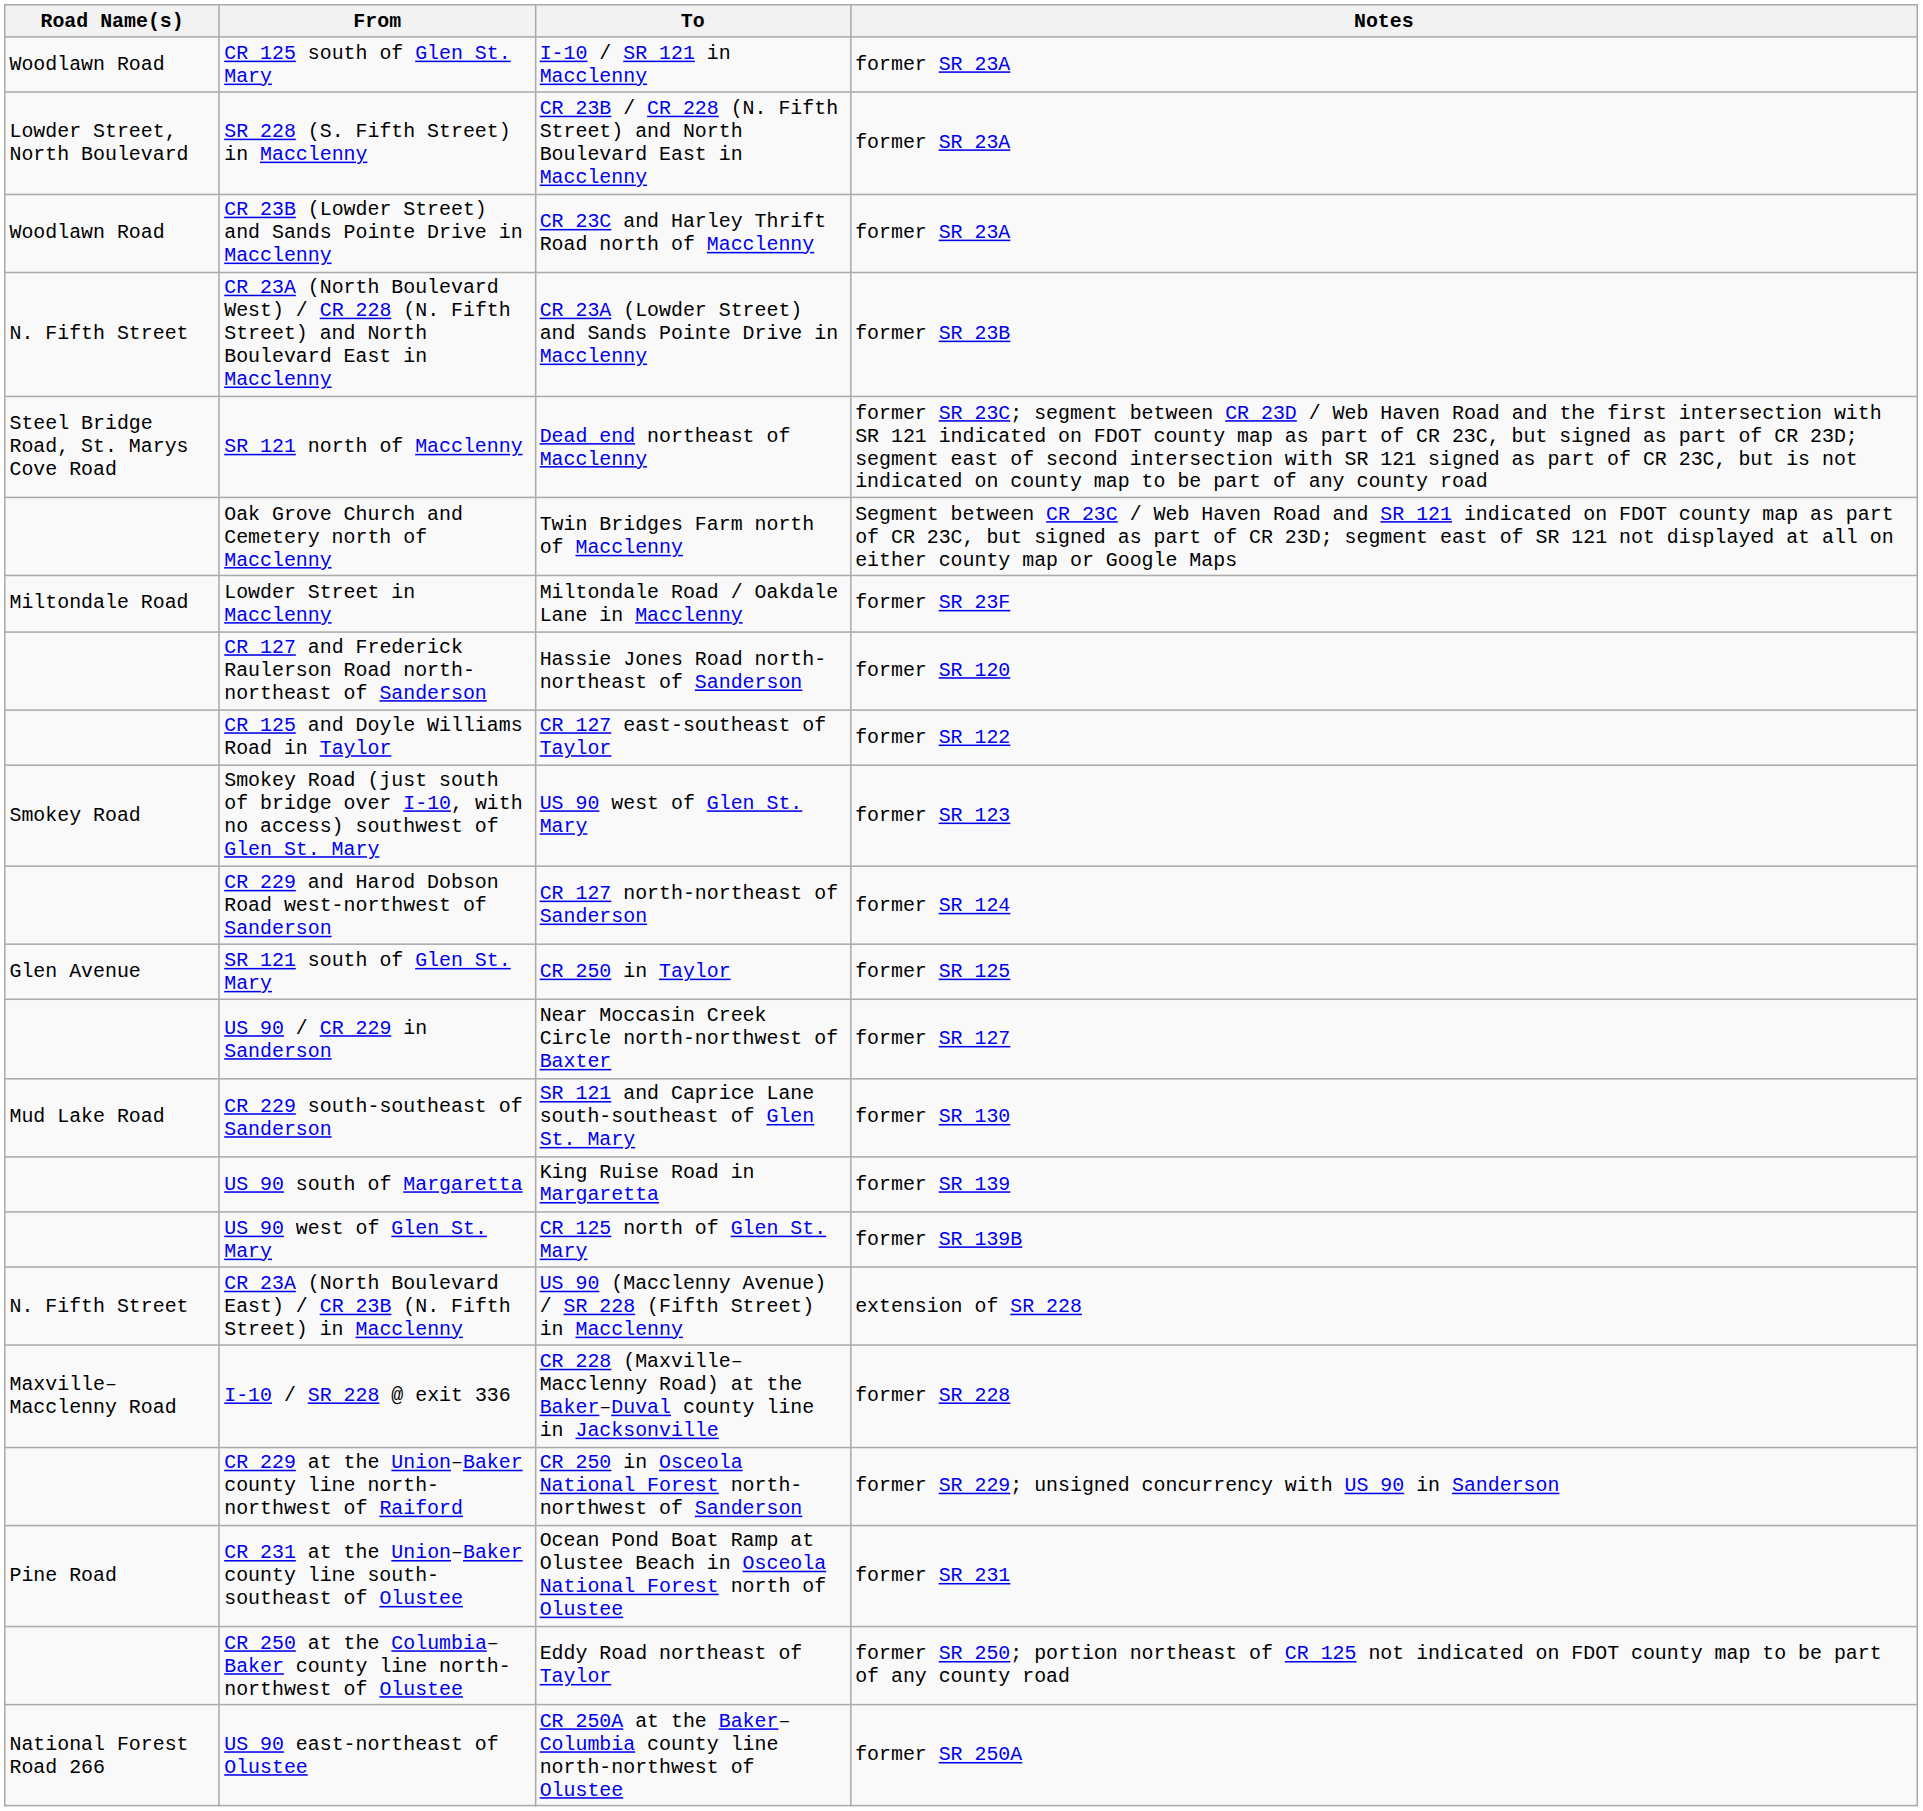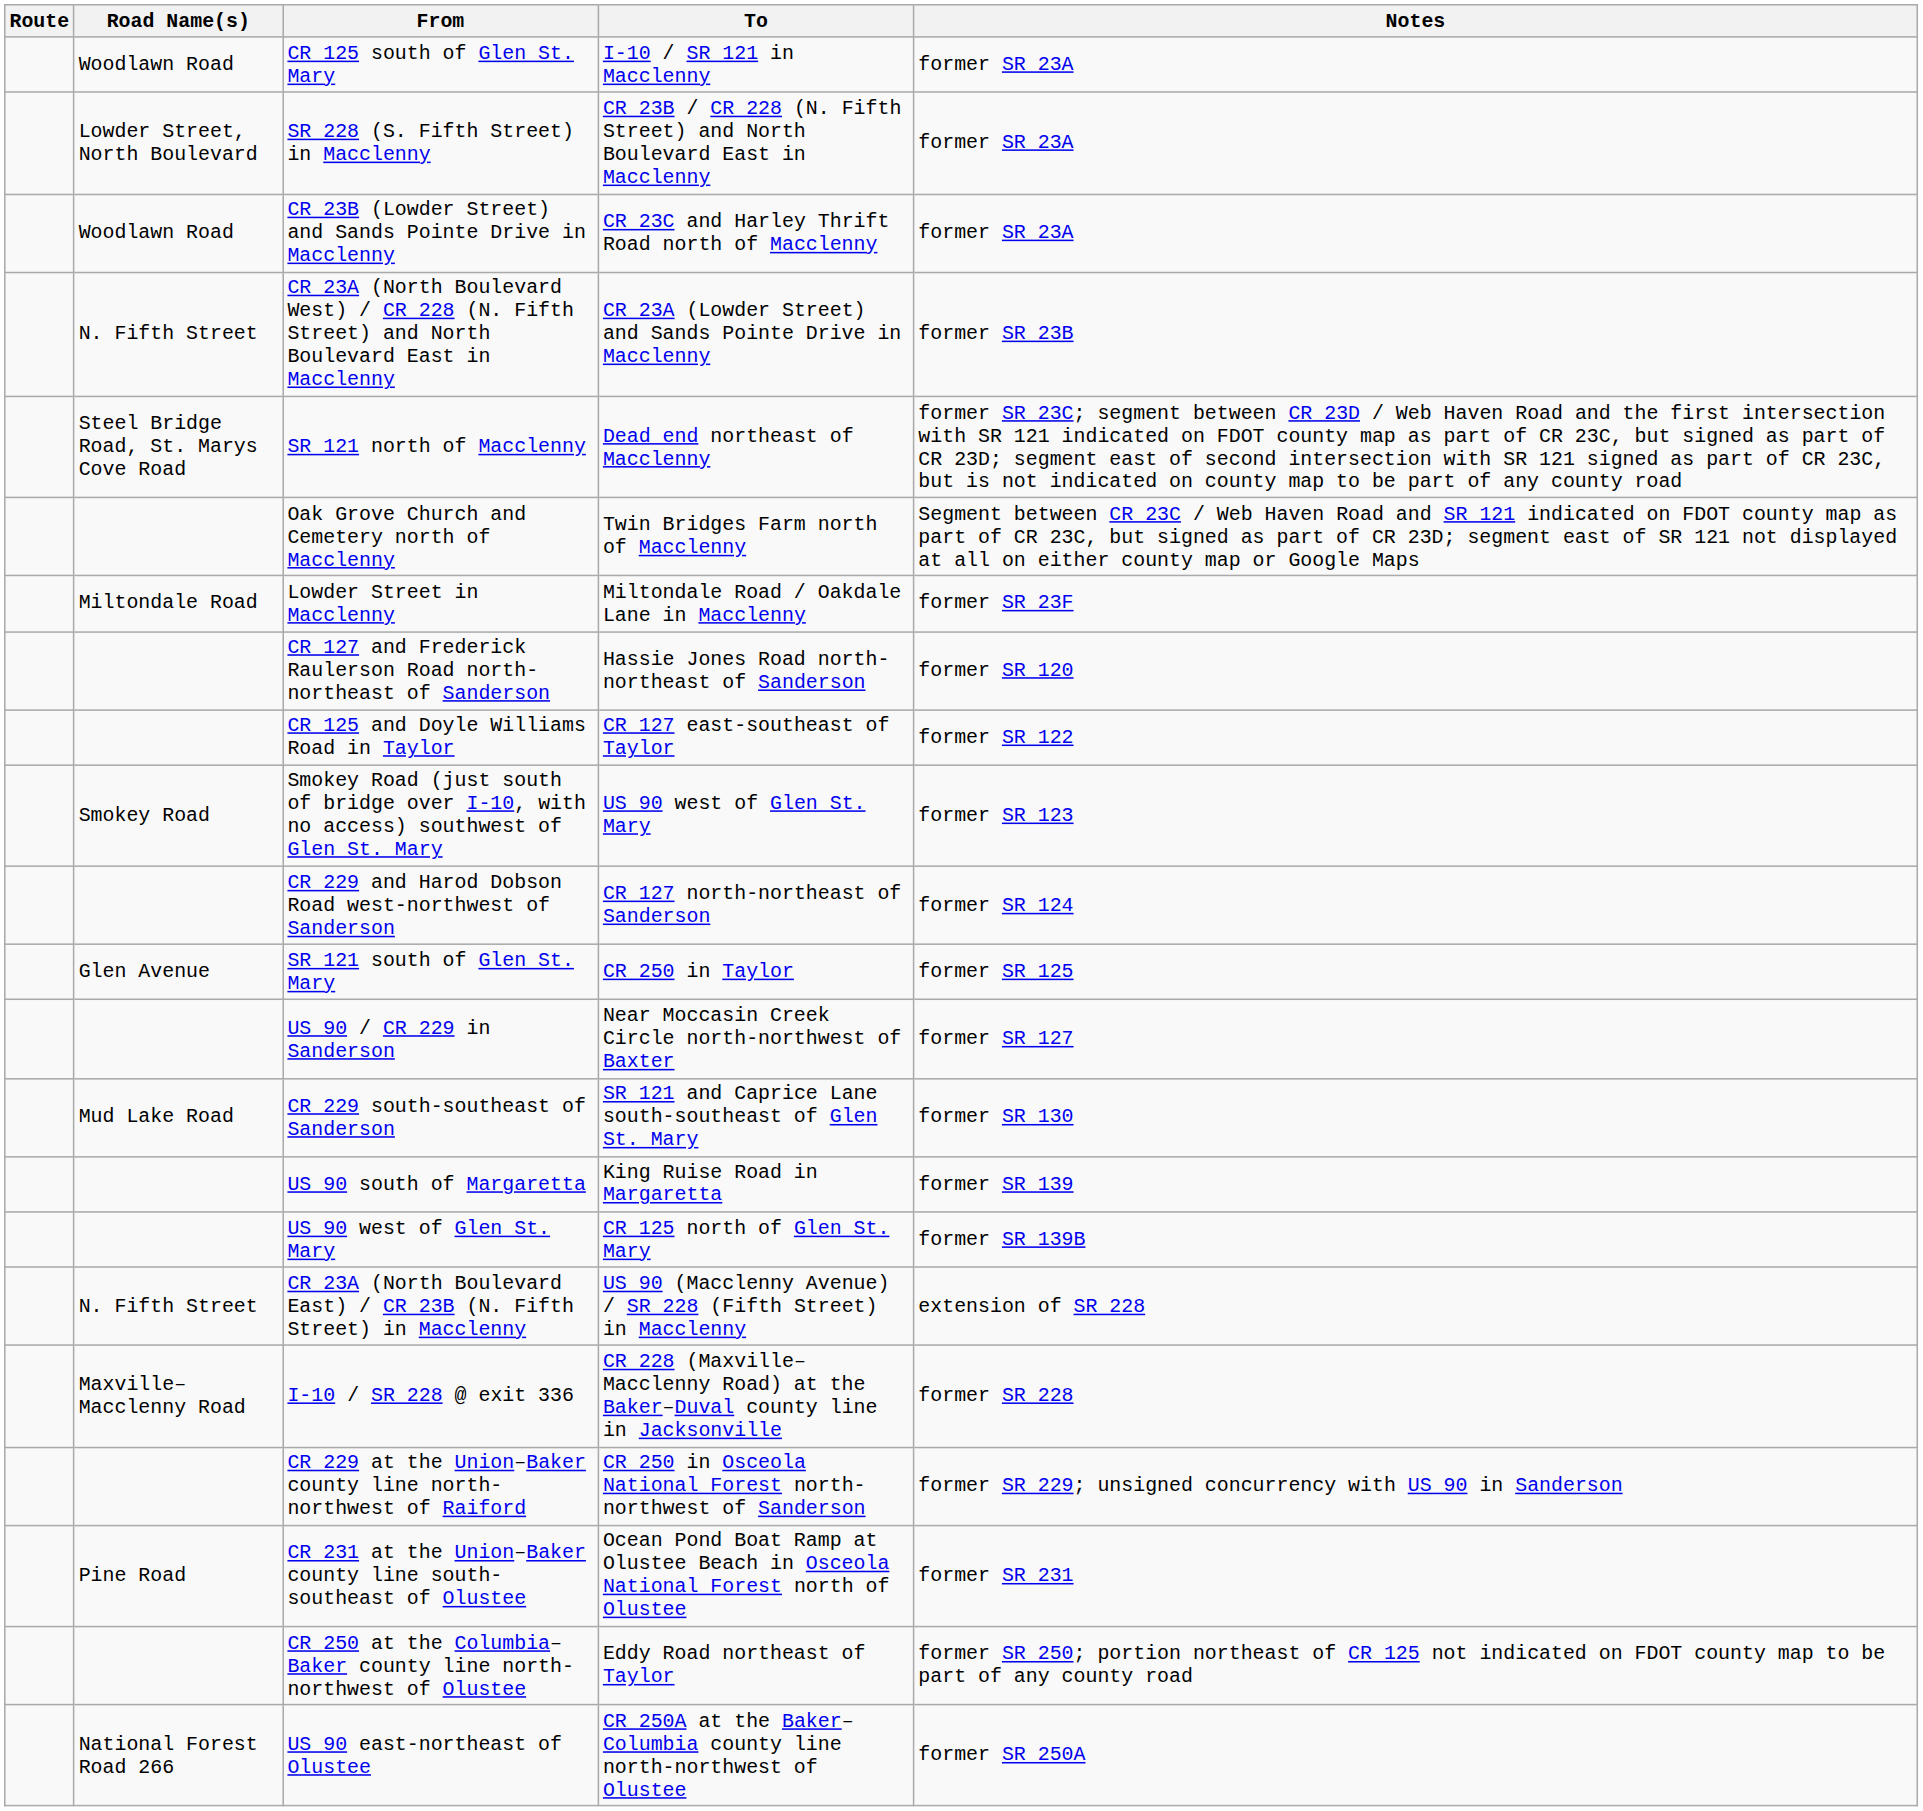+ column: (39, 21)
